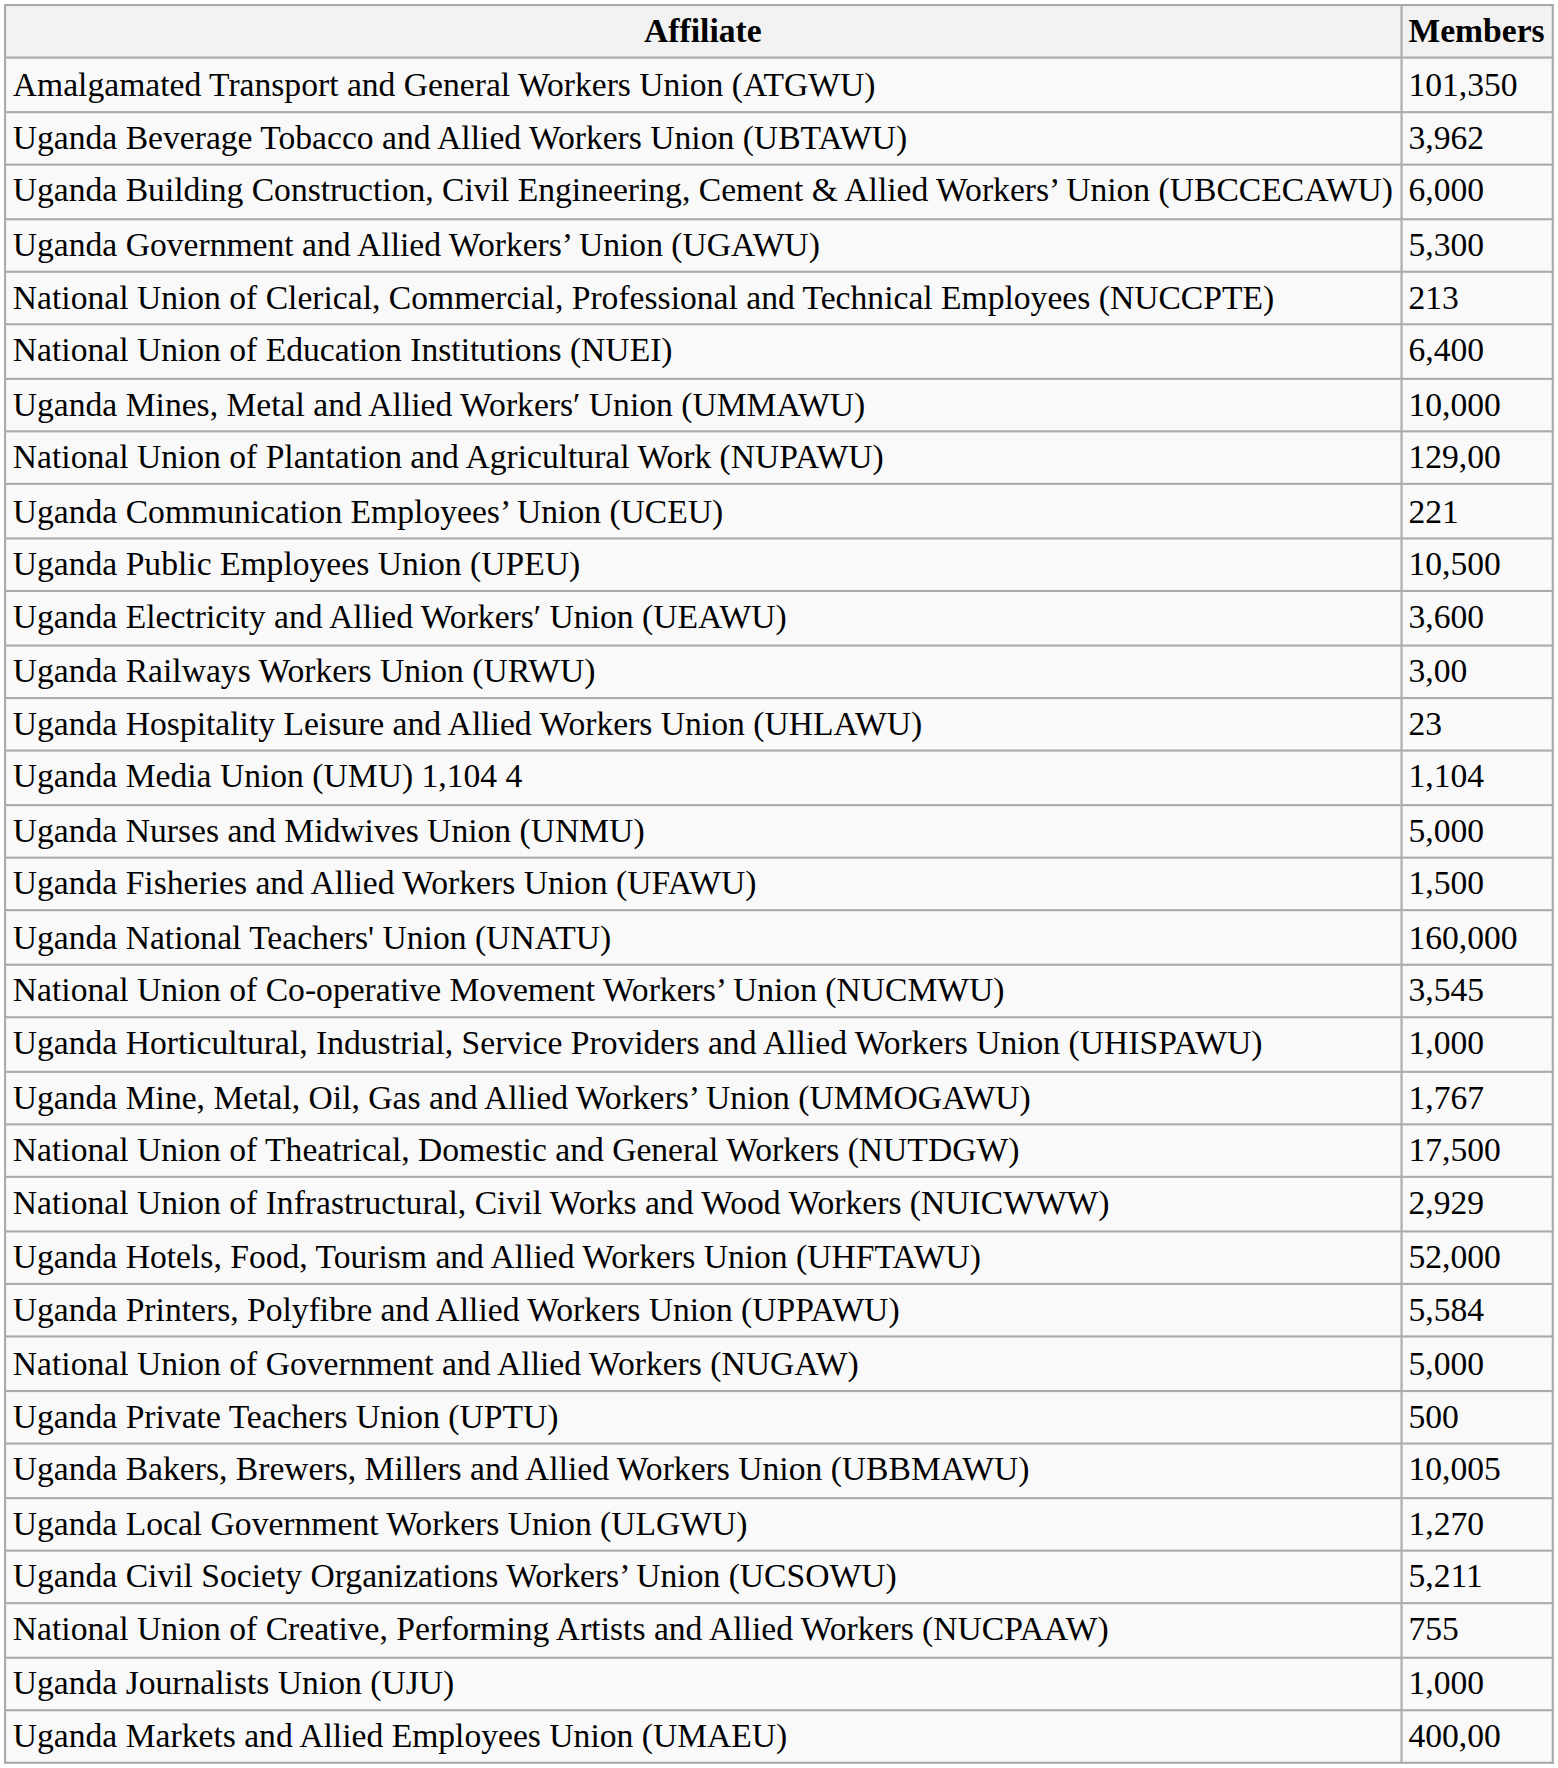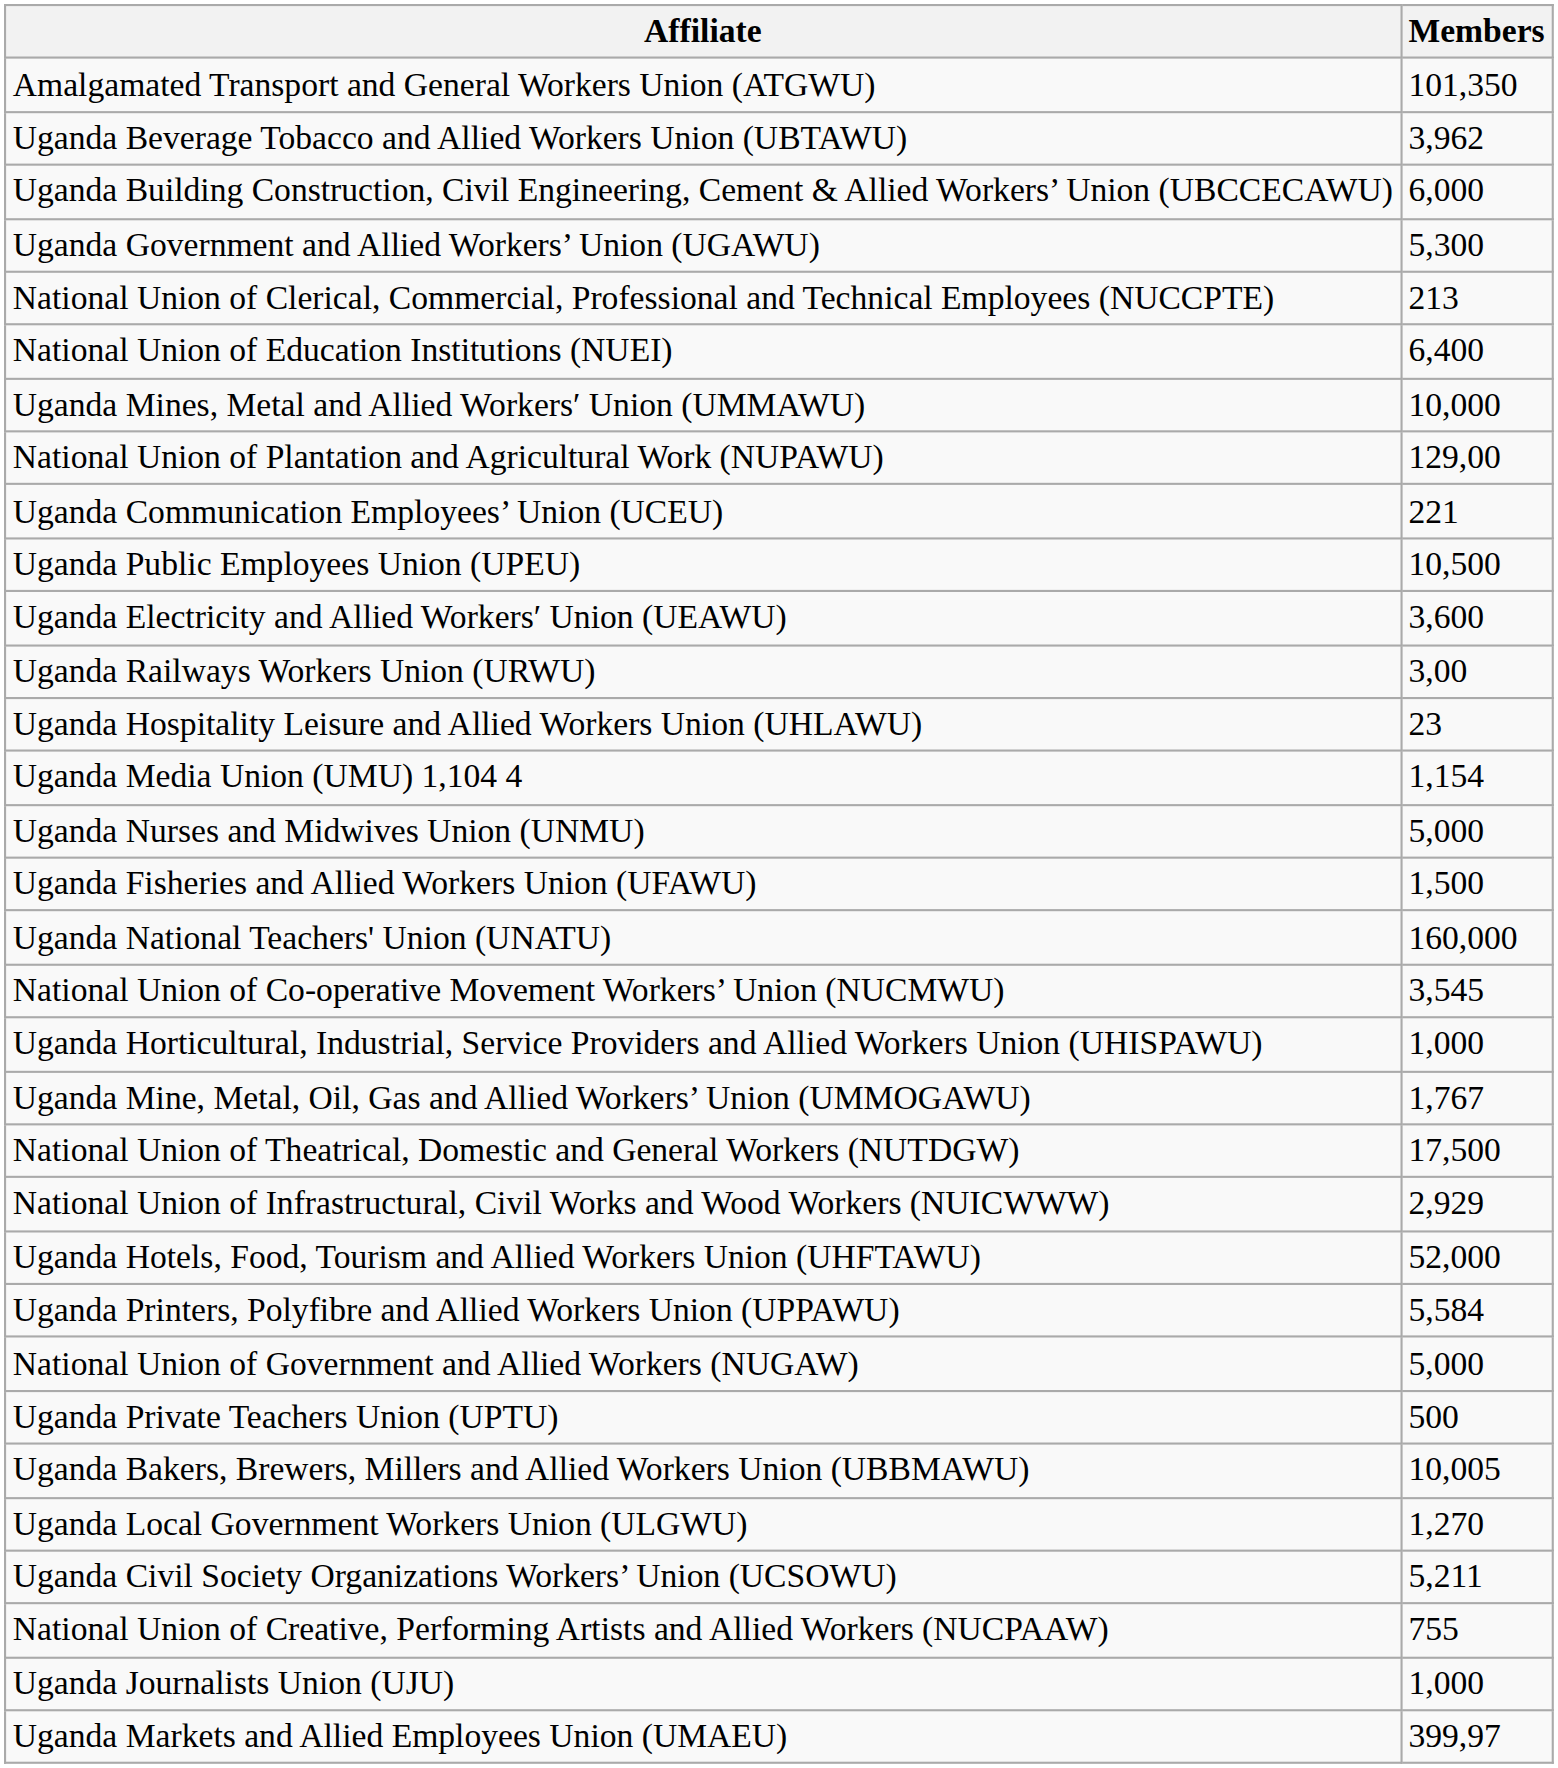(1446, 777) 1,104 -> (1446, 777) 1,154
(1455, 1736) 400,00 -> (1455, 1736) 399,97
